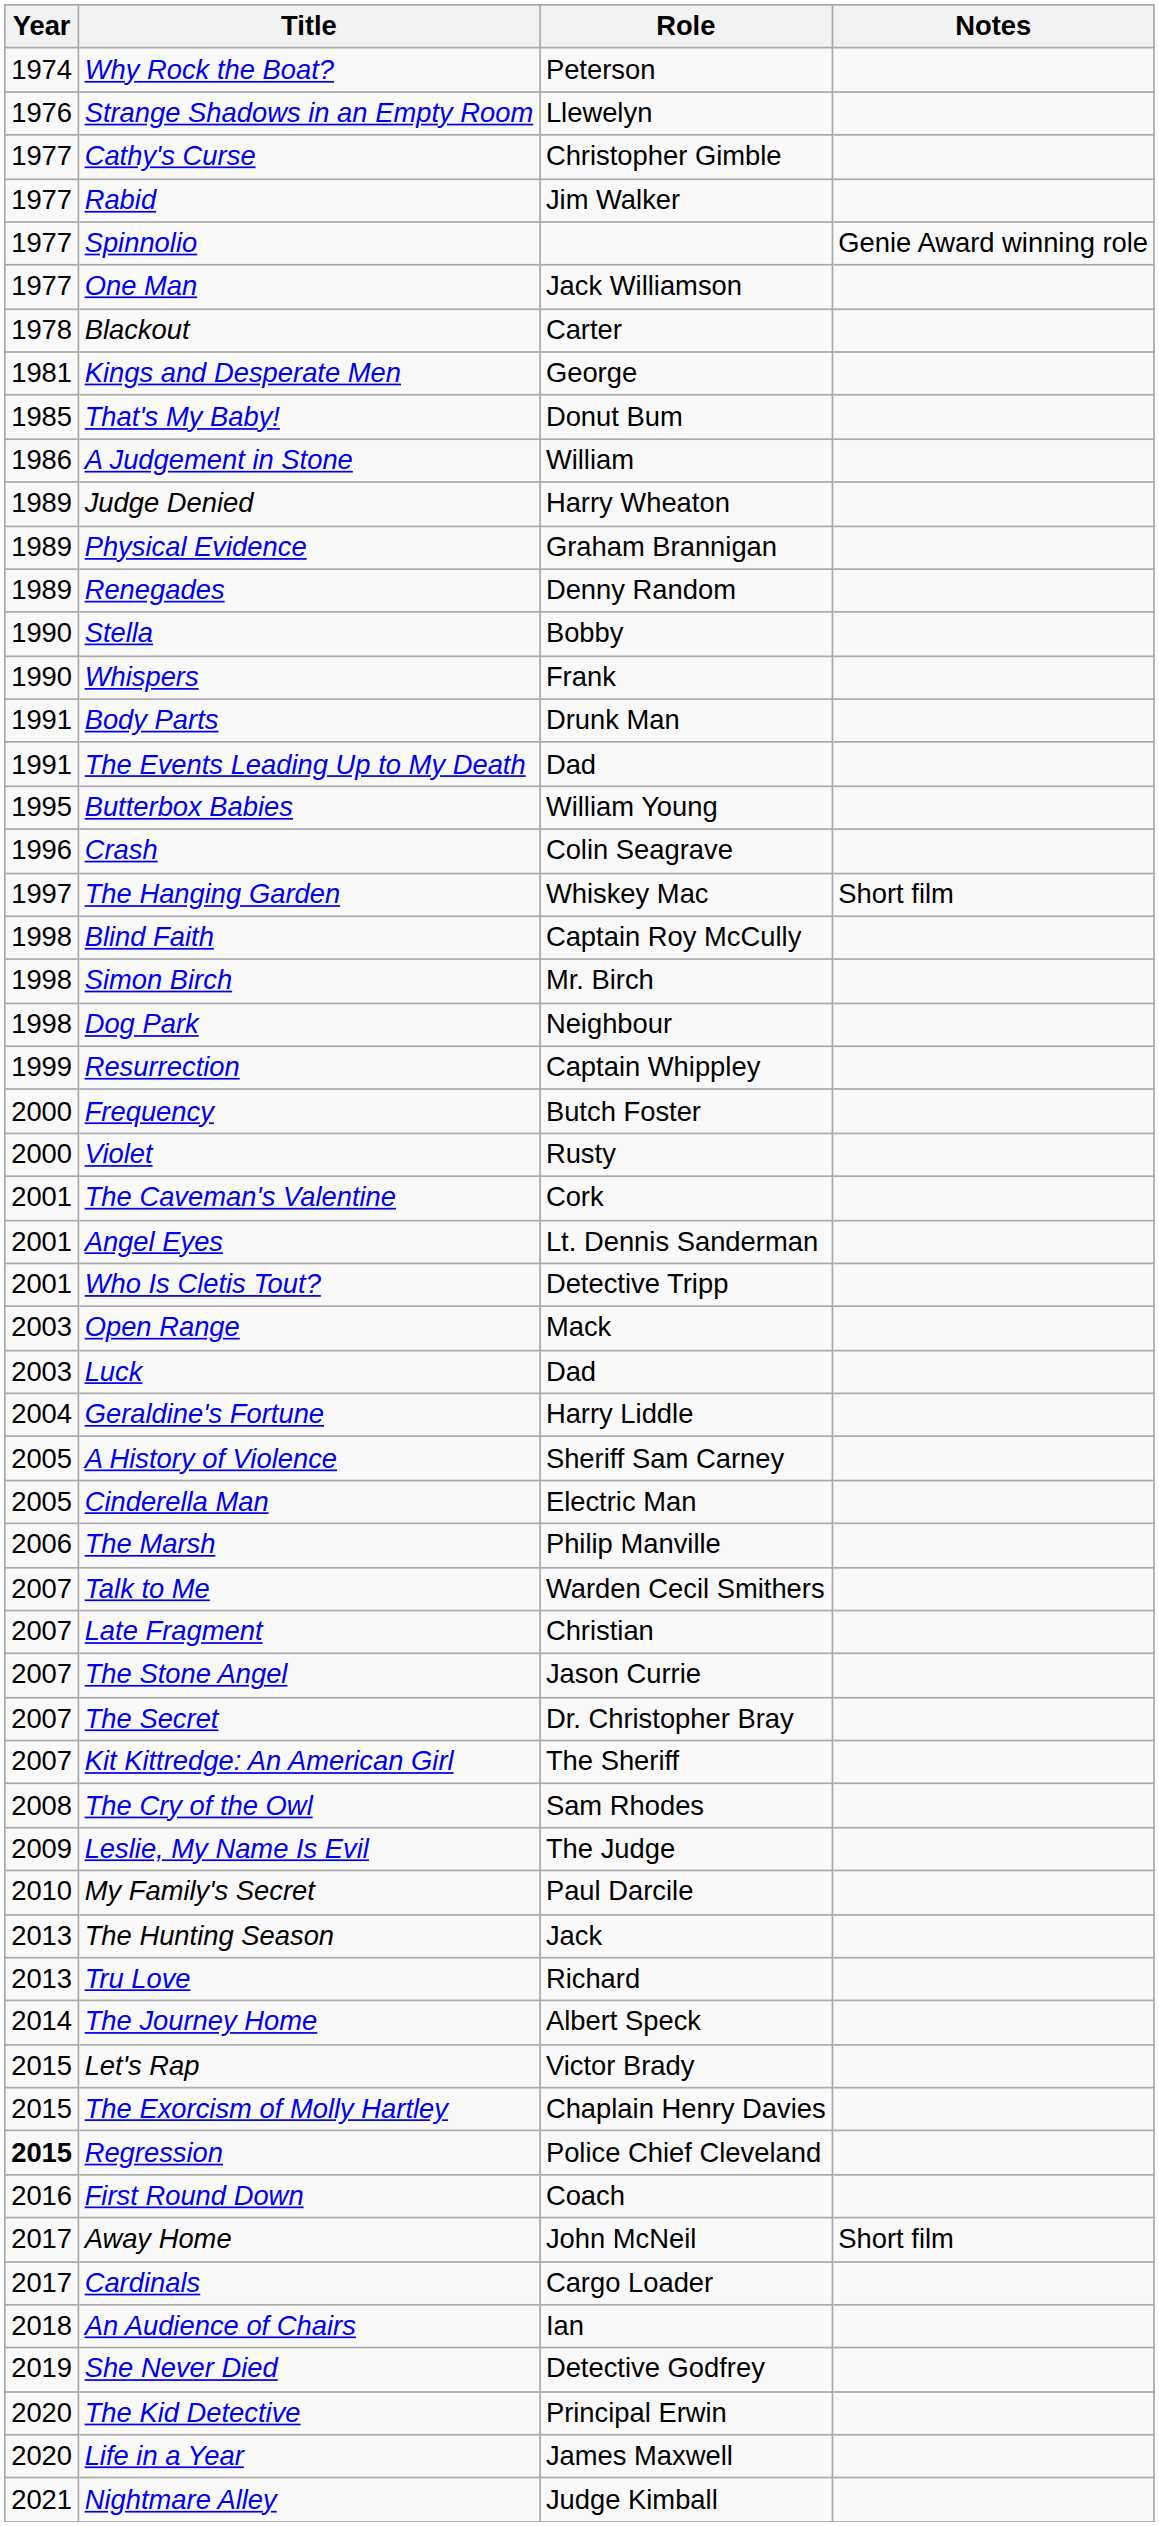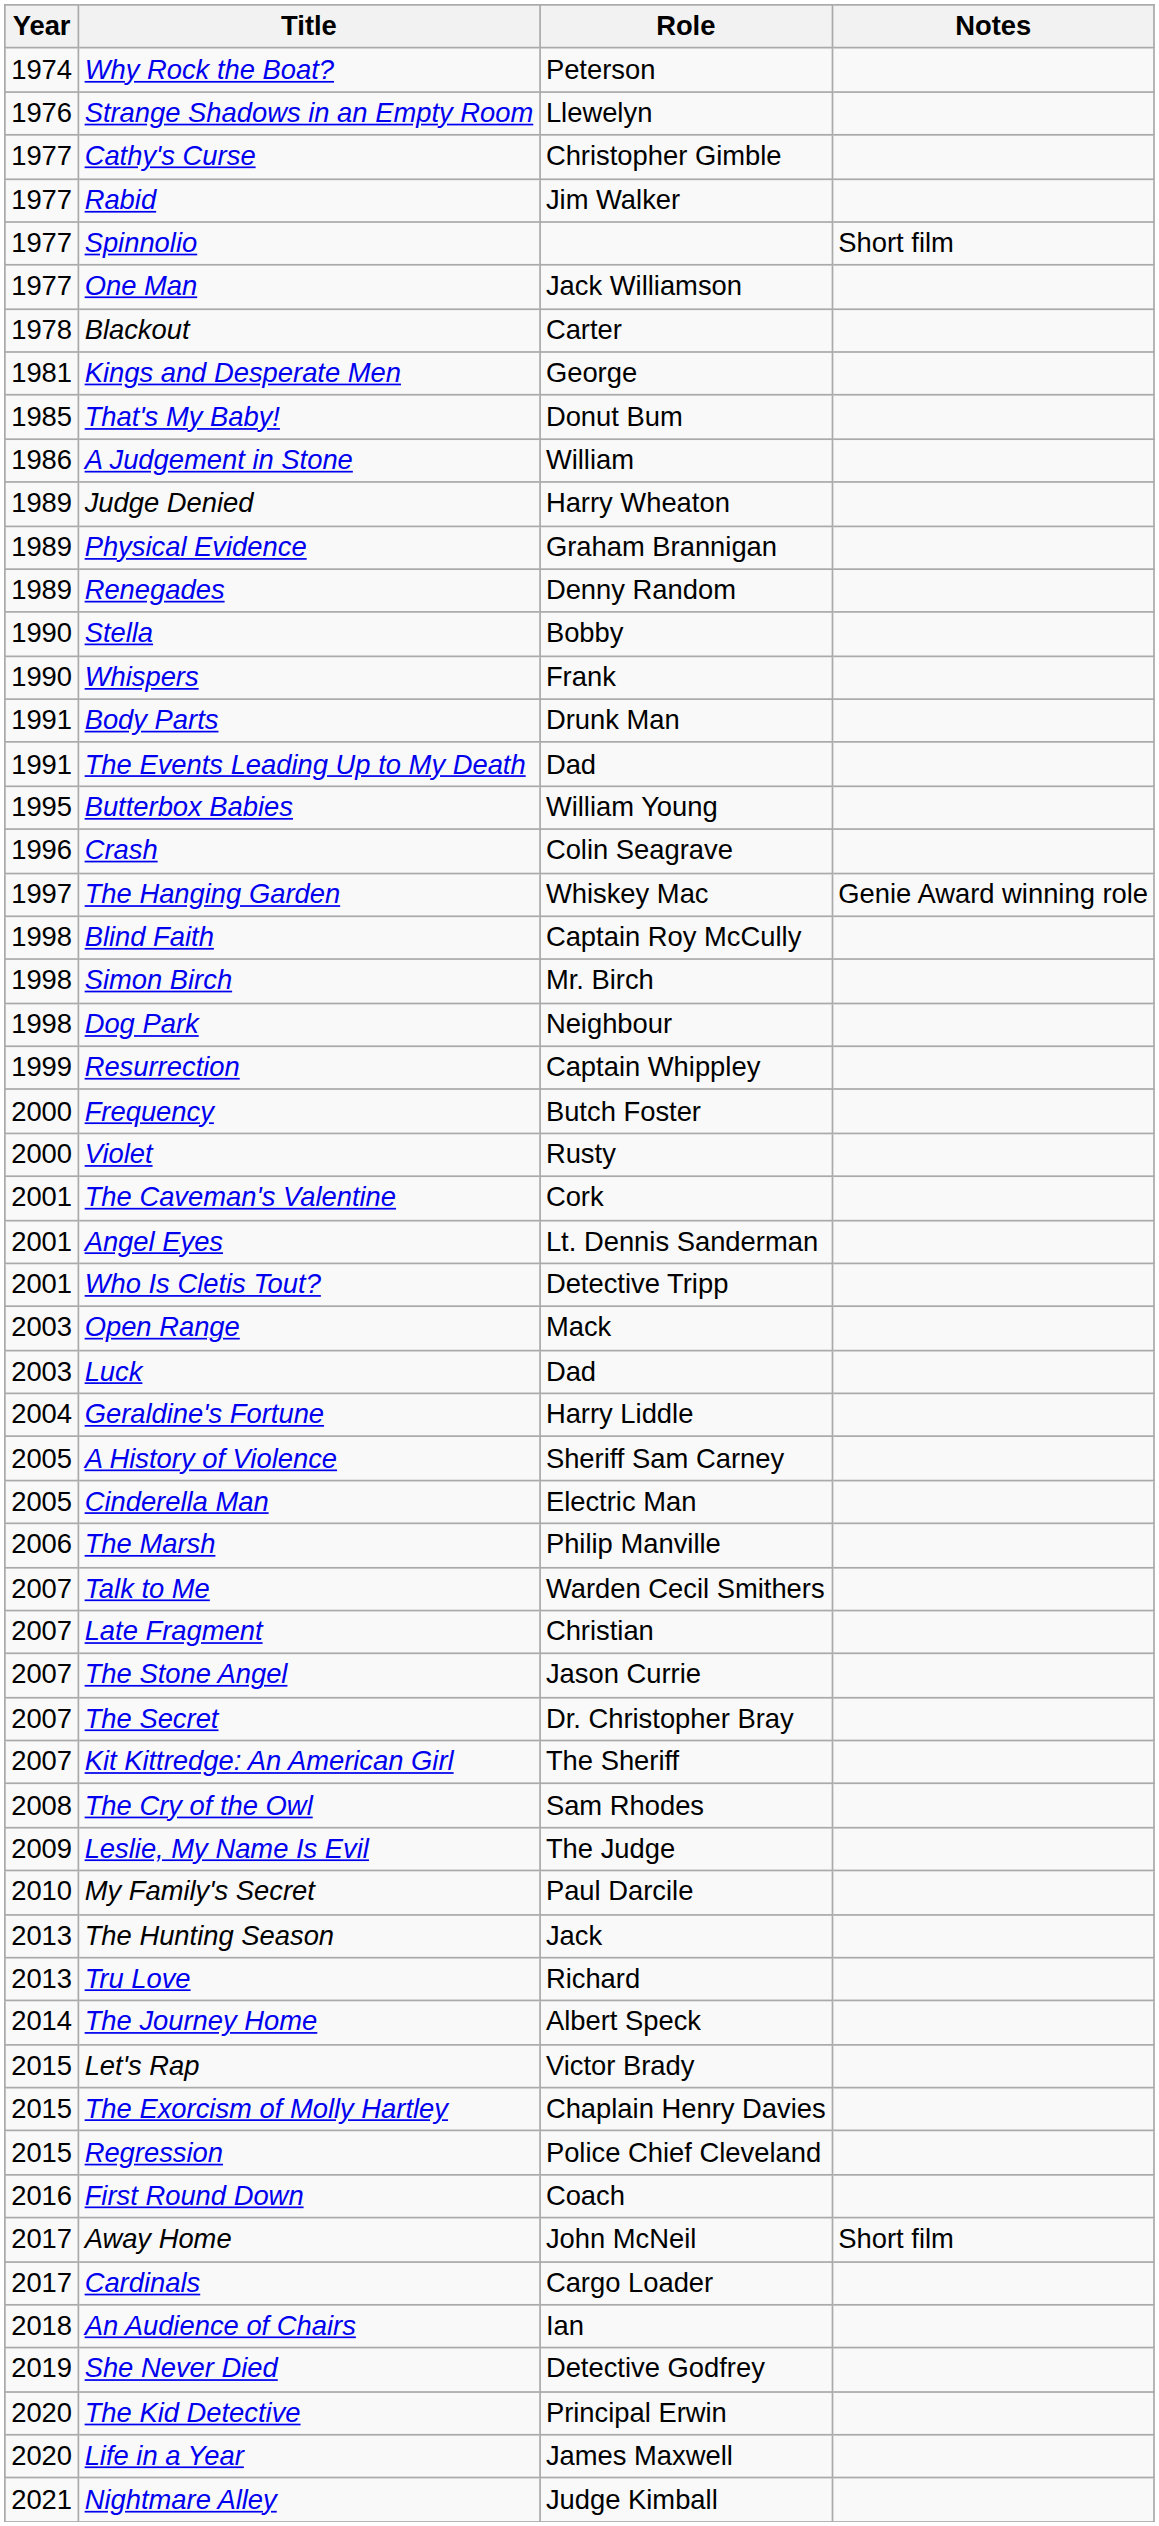(993, 243) Genie Award winning role -> (896, 243) Short film
(896, 894) Short film -> (993, 894) Genie Award winning role
(42, 2152) bold -> (42, 2152) normal
